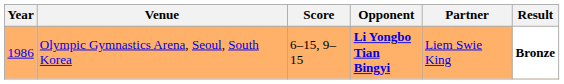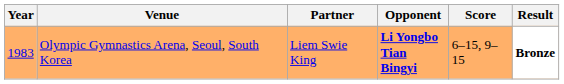columns swapped: (467, 15) <-> (319, 15)
(21, 52) 1986 -> (21, 52) 1983
